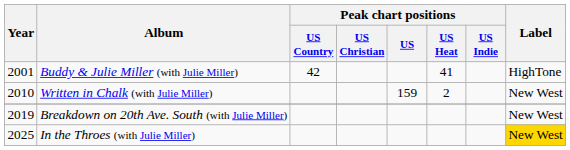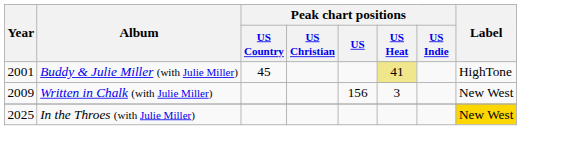(313, 72) 42 -> (264, 72) 45
(446, 72) no background -> (397, 72) khaki background
(21, 93) 2010 -> (21, 93) 2009
(407, 93) 159 -> (358, 93) 156
(446, 93) 2 -> (397, 93) 3
- row: (164, 114)
